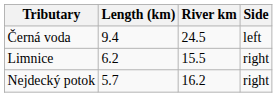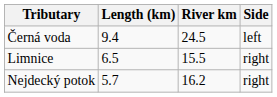(110, 59) 6.2 -> (110, 59) 6.5
